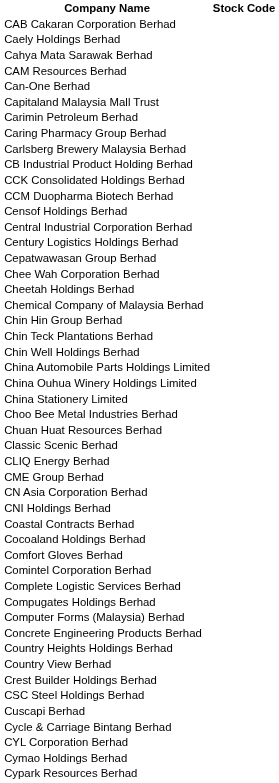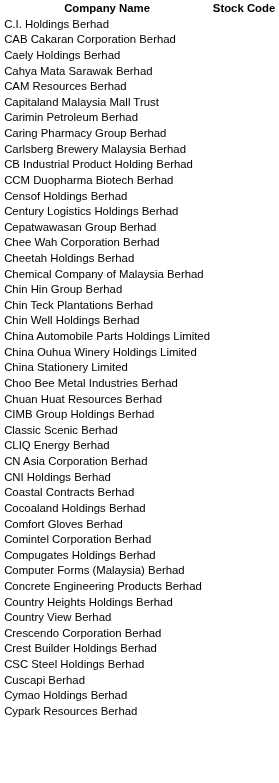+ row: (57, 24)
- row: (47, 86)
- row: (94, 180)
- row: (98, 227)
+ row: (79, 414)
- row: (54, 477)
- row: (93, 586)
+ row: (83, 633)
- row: (88, 727)
- row: (66, 742)
